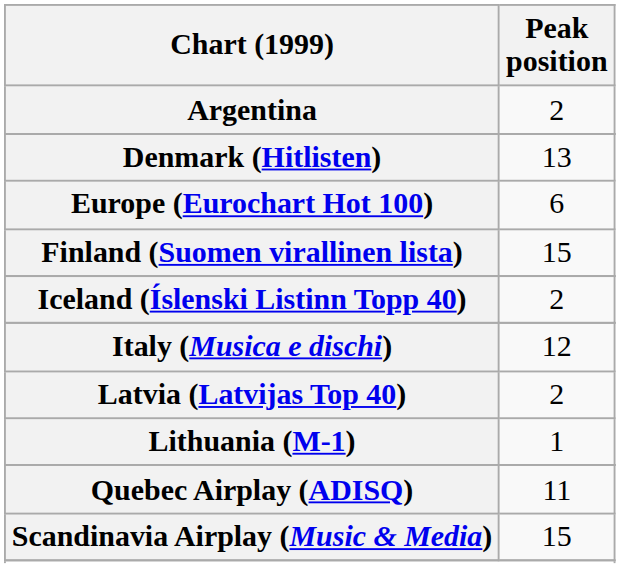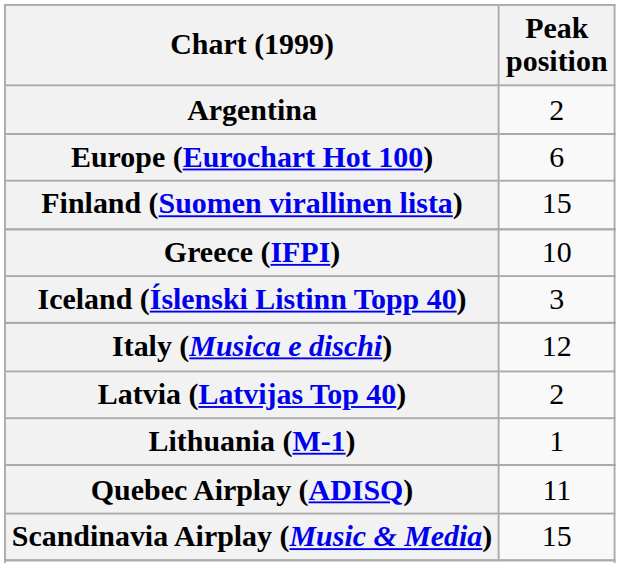- row: (252, 156)
+ row: (252, 251)
(557, 299) 2 -> (557, 299) 3
